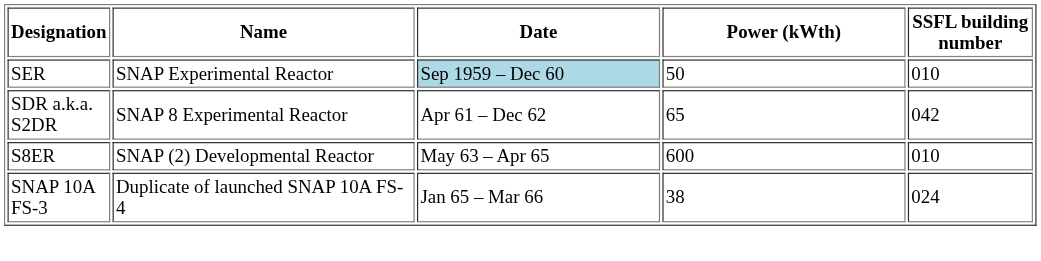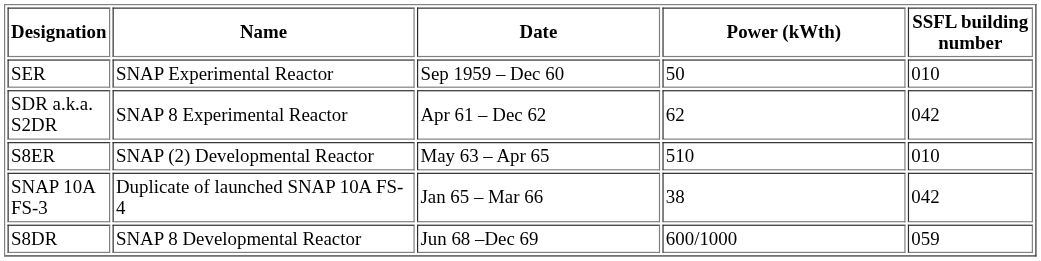(492, 73) lightblue background -> (492, 73) no background
(675, 114) 65 -> (675, 114) 62
(680, 156) 600 -> (680, 156) 510
(925, 197) 024 -> (925, 197) 042
+ row: (34, 238)
